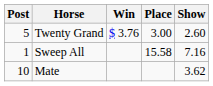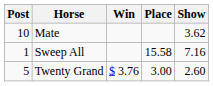rows swapped: (69, 33) <-> (47, 71)
